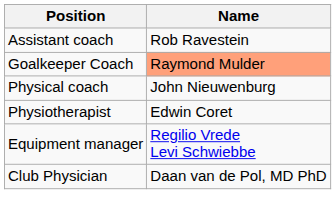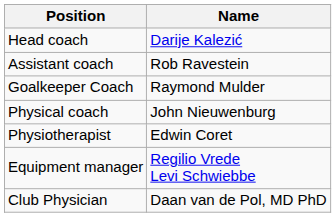+ row: (48, 40)
(208, 64) lightsalmon background -> (208, 87) no background
